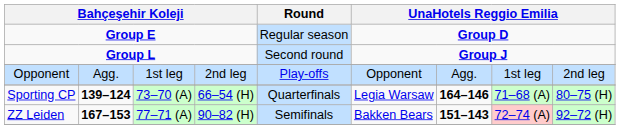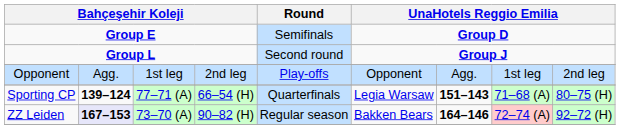(304, 34) Regular season -> (304, 34) Semifinals
(164, 94) 73–70 (A) -> (164, 94) 77–71 (A)
(464, 94) 164–146 -> (464, 94) 151–143
(106, 114) no background -> (106, 114) lavender background
(164, 114) 77–71 (A) -> (164, 114) 73–70 (A)
(304, 114) Semifinals -> (304, 114) Regular season
(464, 114) 151–143 -> (464, 114) 164–146
